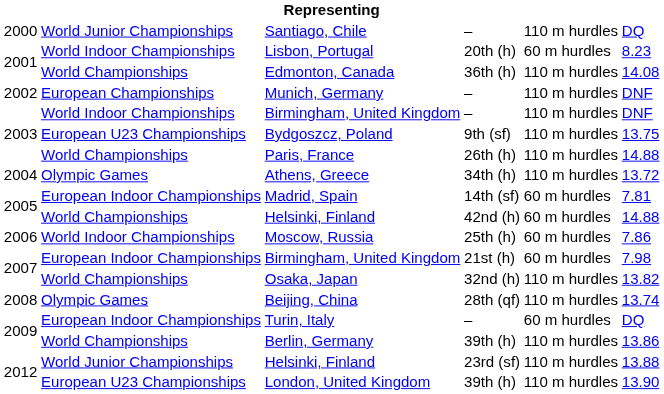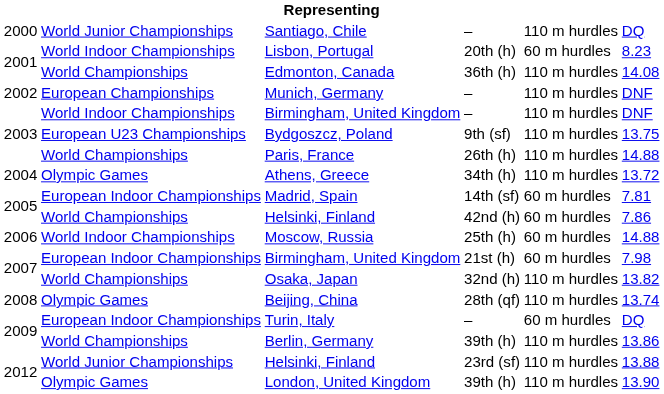(641, 217) 14.88 -> (636, 217) 7.86
(636, 237) 7.86 -> (641, 237) 14.88
(143, 382) European U23 Championships -> (95, 382) Olympic Games
